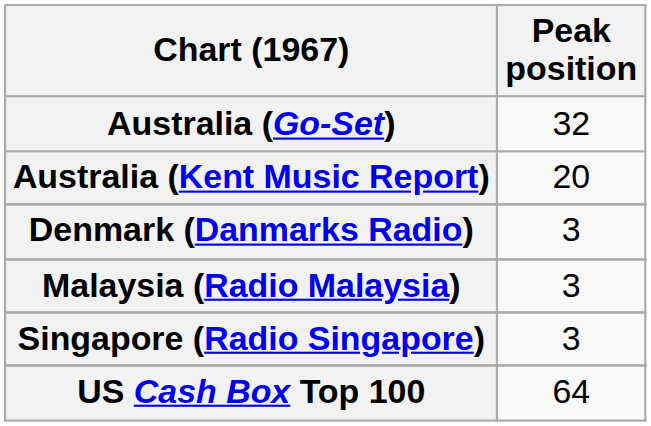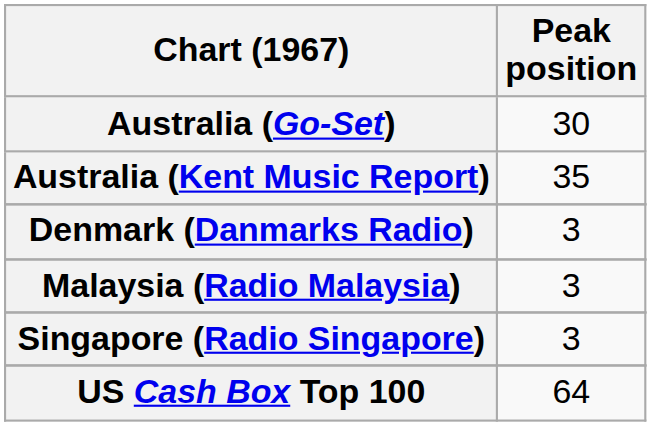(571, 123) 32 -> (571, 123) 30
(571, 177) 20 -> (571, 177) 35
